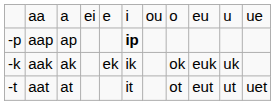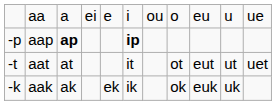(69, 40) normal -> (69, 40) bold
rows swapped: (39, 87) <-> (40, 64)
